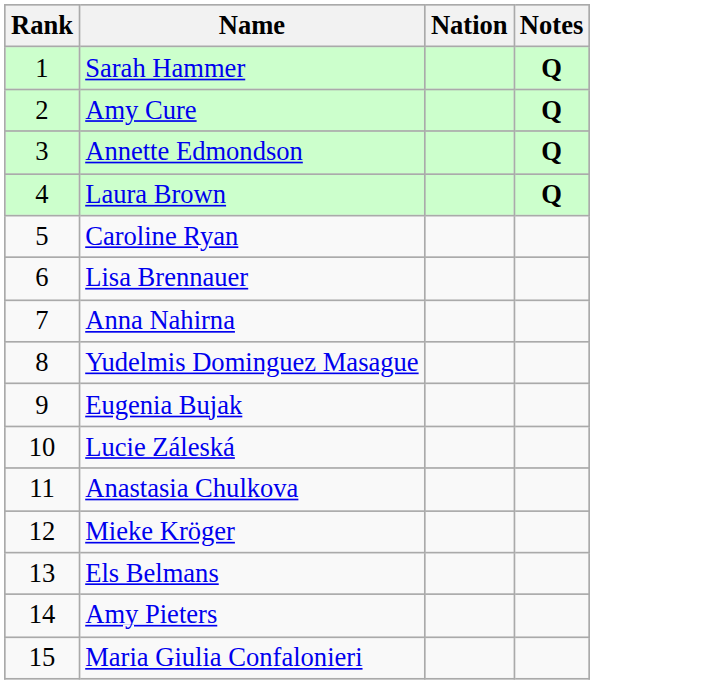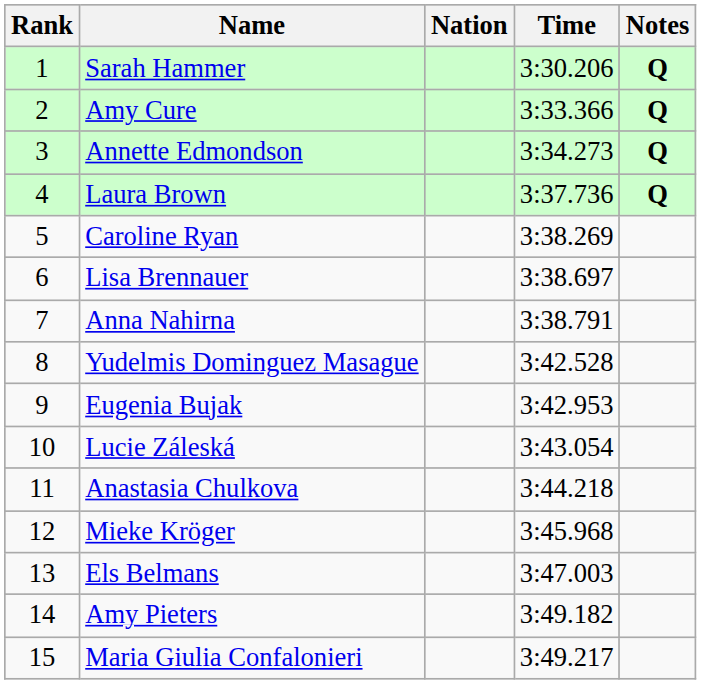+ column: (567, 25)
